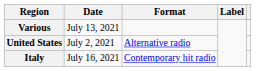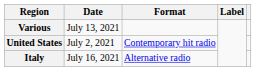(157, 43) Alternative radio -> (170, 43) Contemporary hit radio
(170, 58) Contemporary hit radio -> (157, 58) Alternative radio
